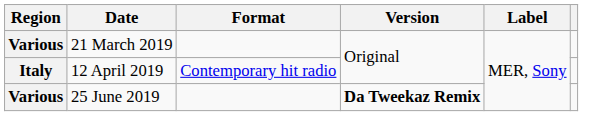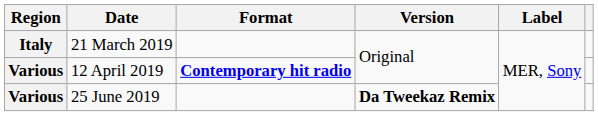(36, 44) Various -> (36, 44) Italy
(36, 70) Italy -> (36, 70) Various
(258, 70) normal -> (266, 70) bold
